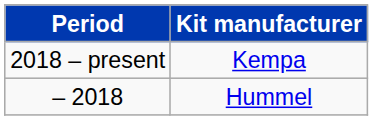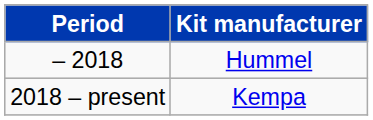rows swapped: (88, 97) <-> (88, 60)
